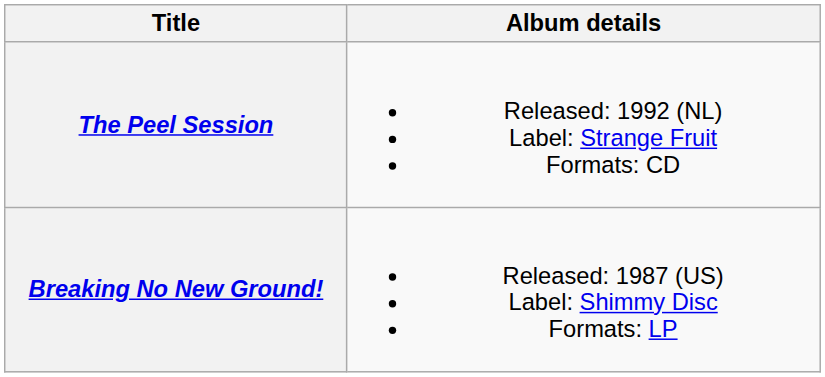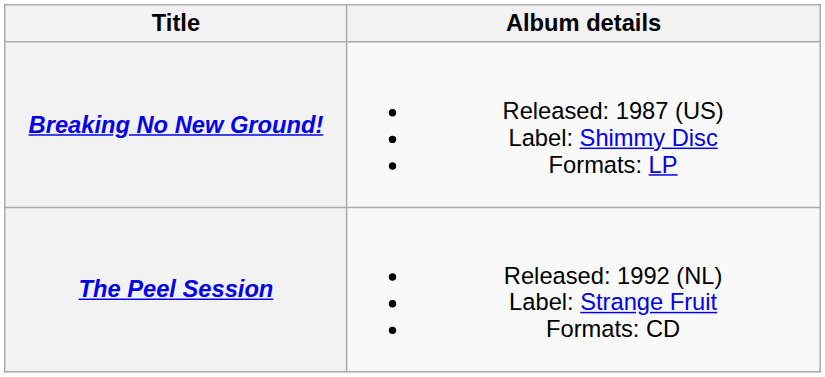rows swapped: (176, 289) <-> (176, 124)
